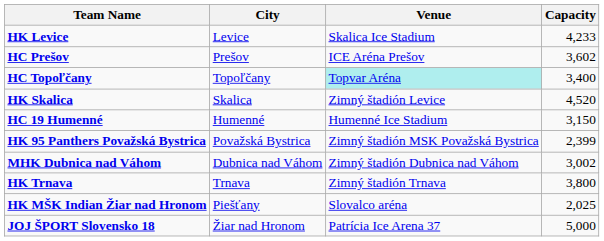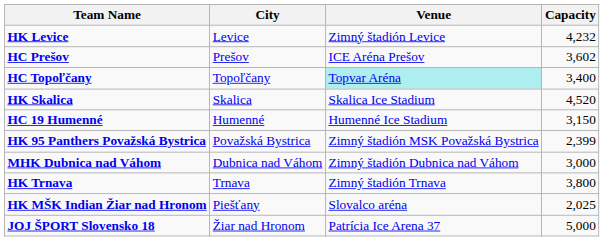(382, 36) Skalica Ice Stadium -> (387, 36) Zimný štadión Levice
(581, 36) 4,233 -> (581, 36) 4,232
(387, 99) Zimný štadión Levice -> (382, 99) Skalica Ice Stadium
(581, 162) 3,002 -> (581, 162) 3,000
